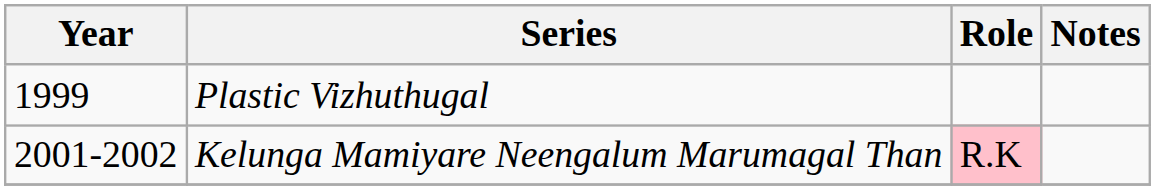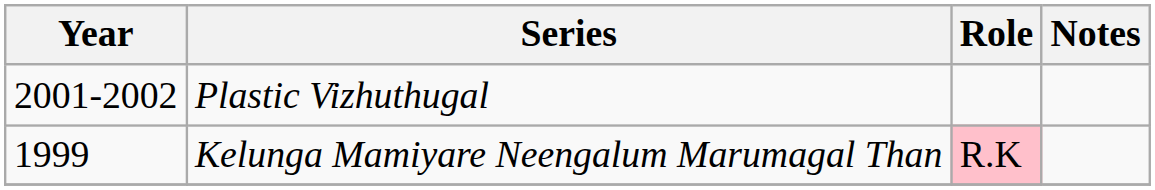(52, 94) 1999 -> (96, 94) 2001-2002
(96, 154) 2001-2002 -> (52, 154) 1999
